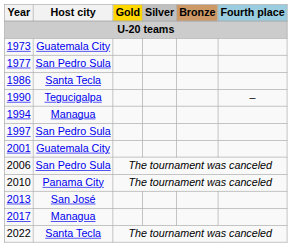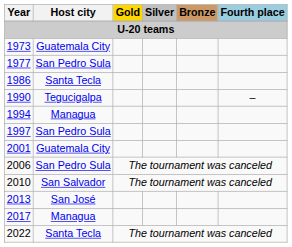(73, 183) Panama City -> (73, 183) San Salvador
